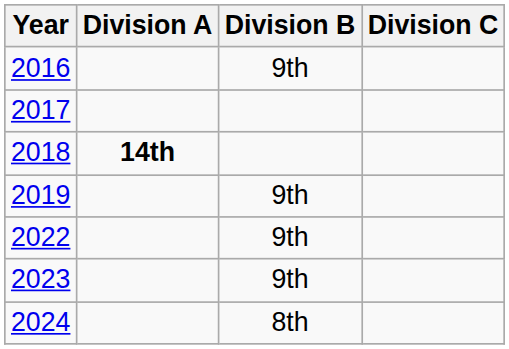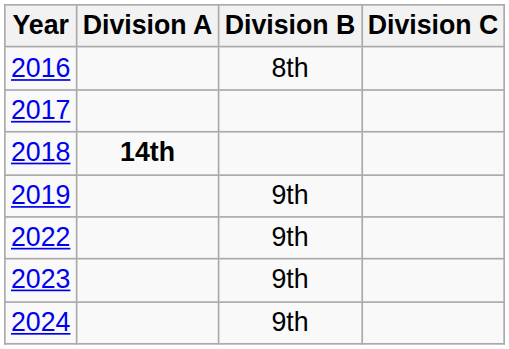(290, 68) 9th -> (290, 68) 8th
(290, 322) 8th -> (290, 322) 9th
